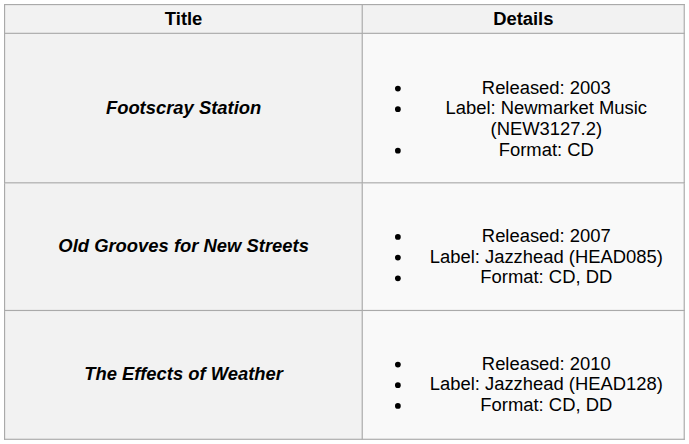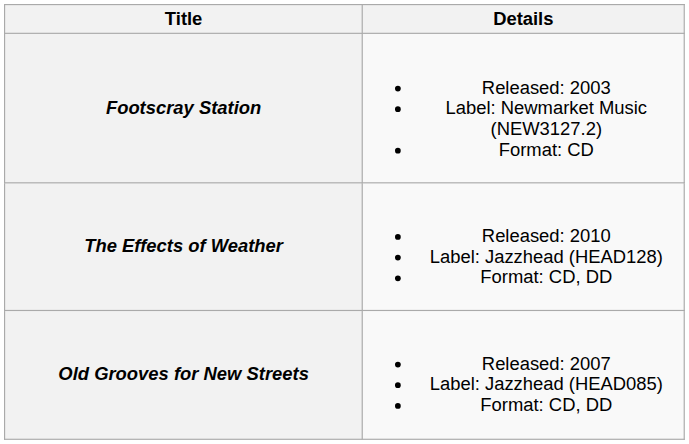rows swapped: (184, 246) <-> (184, 374)
